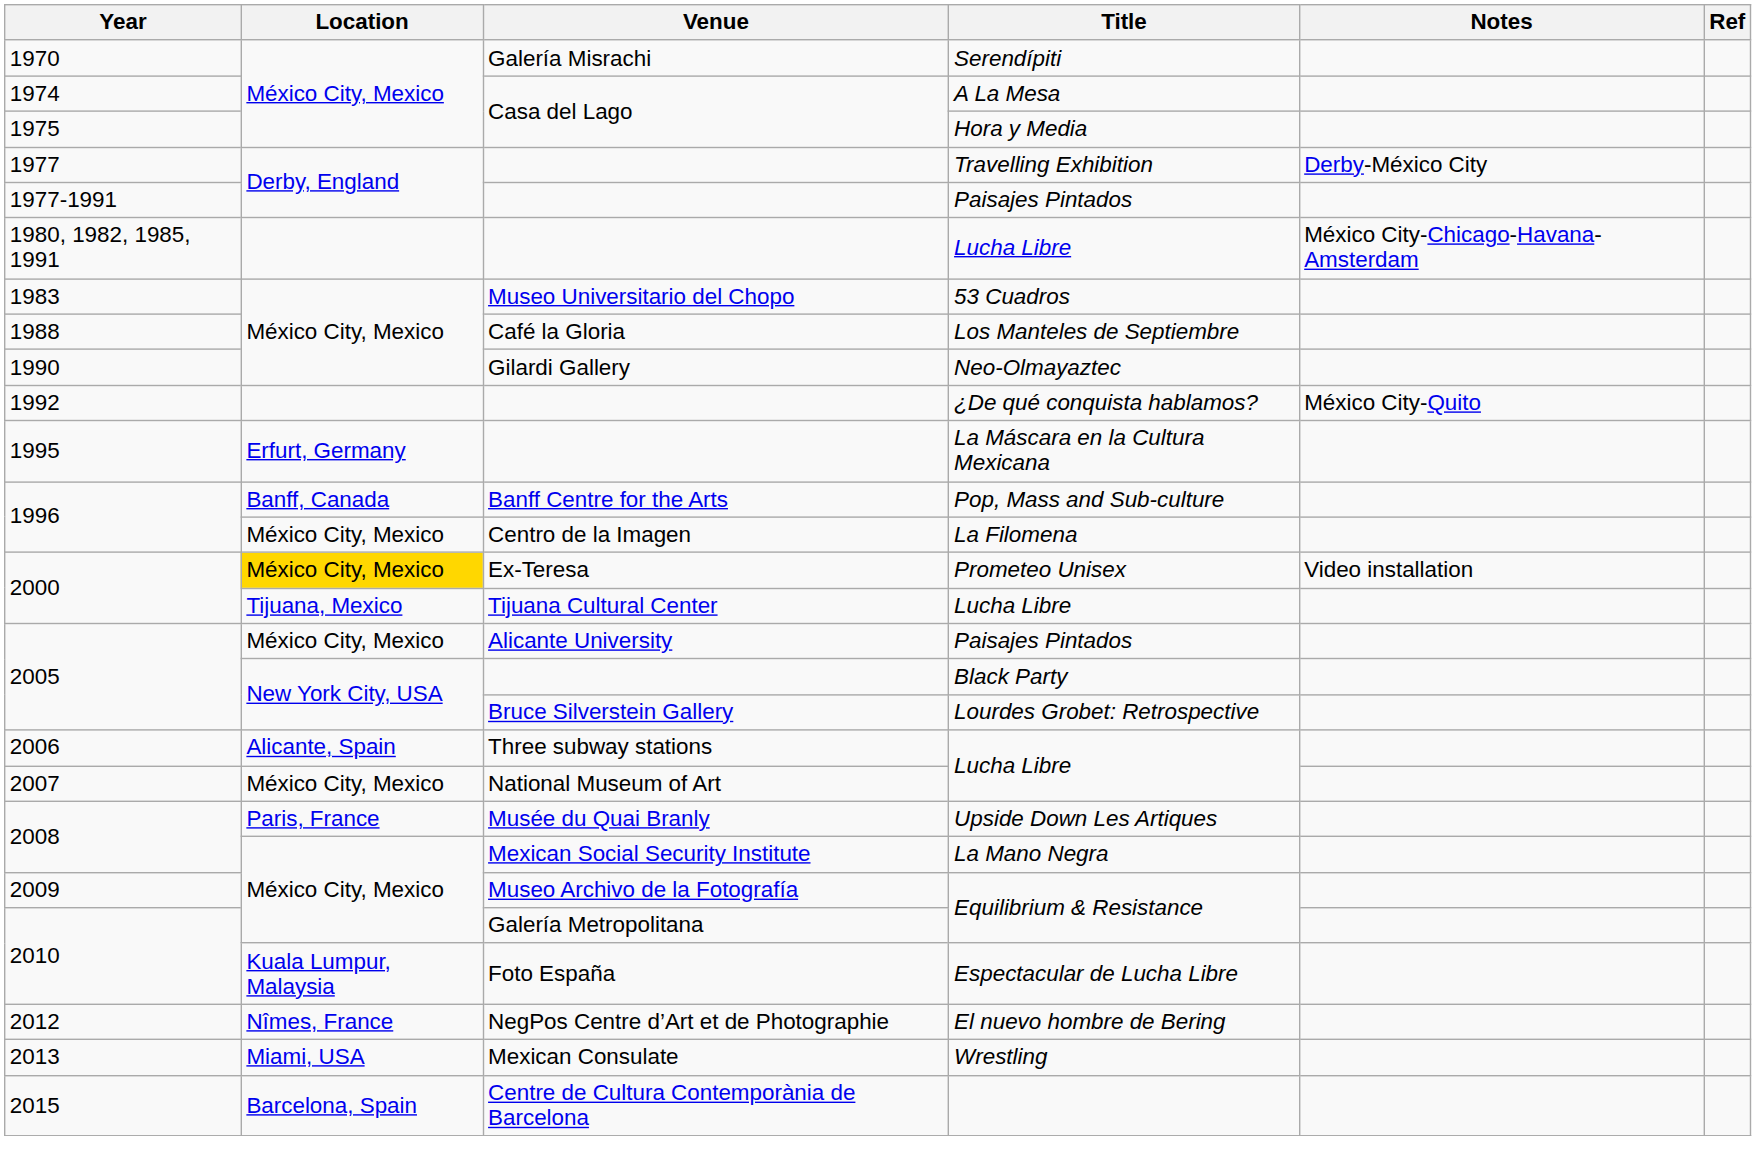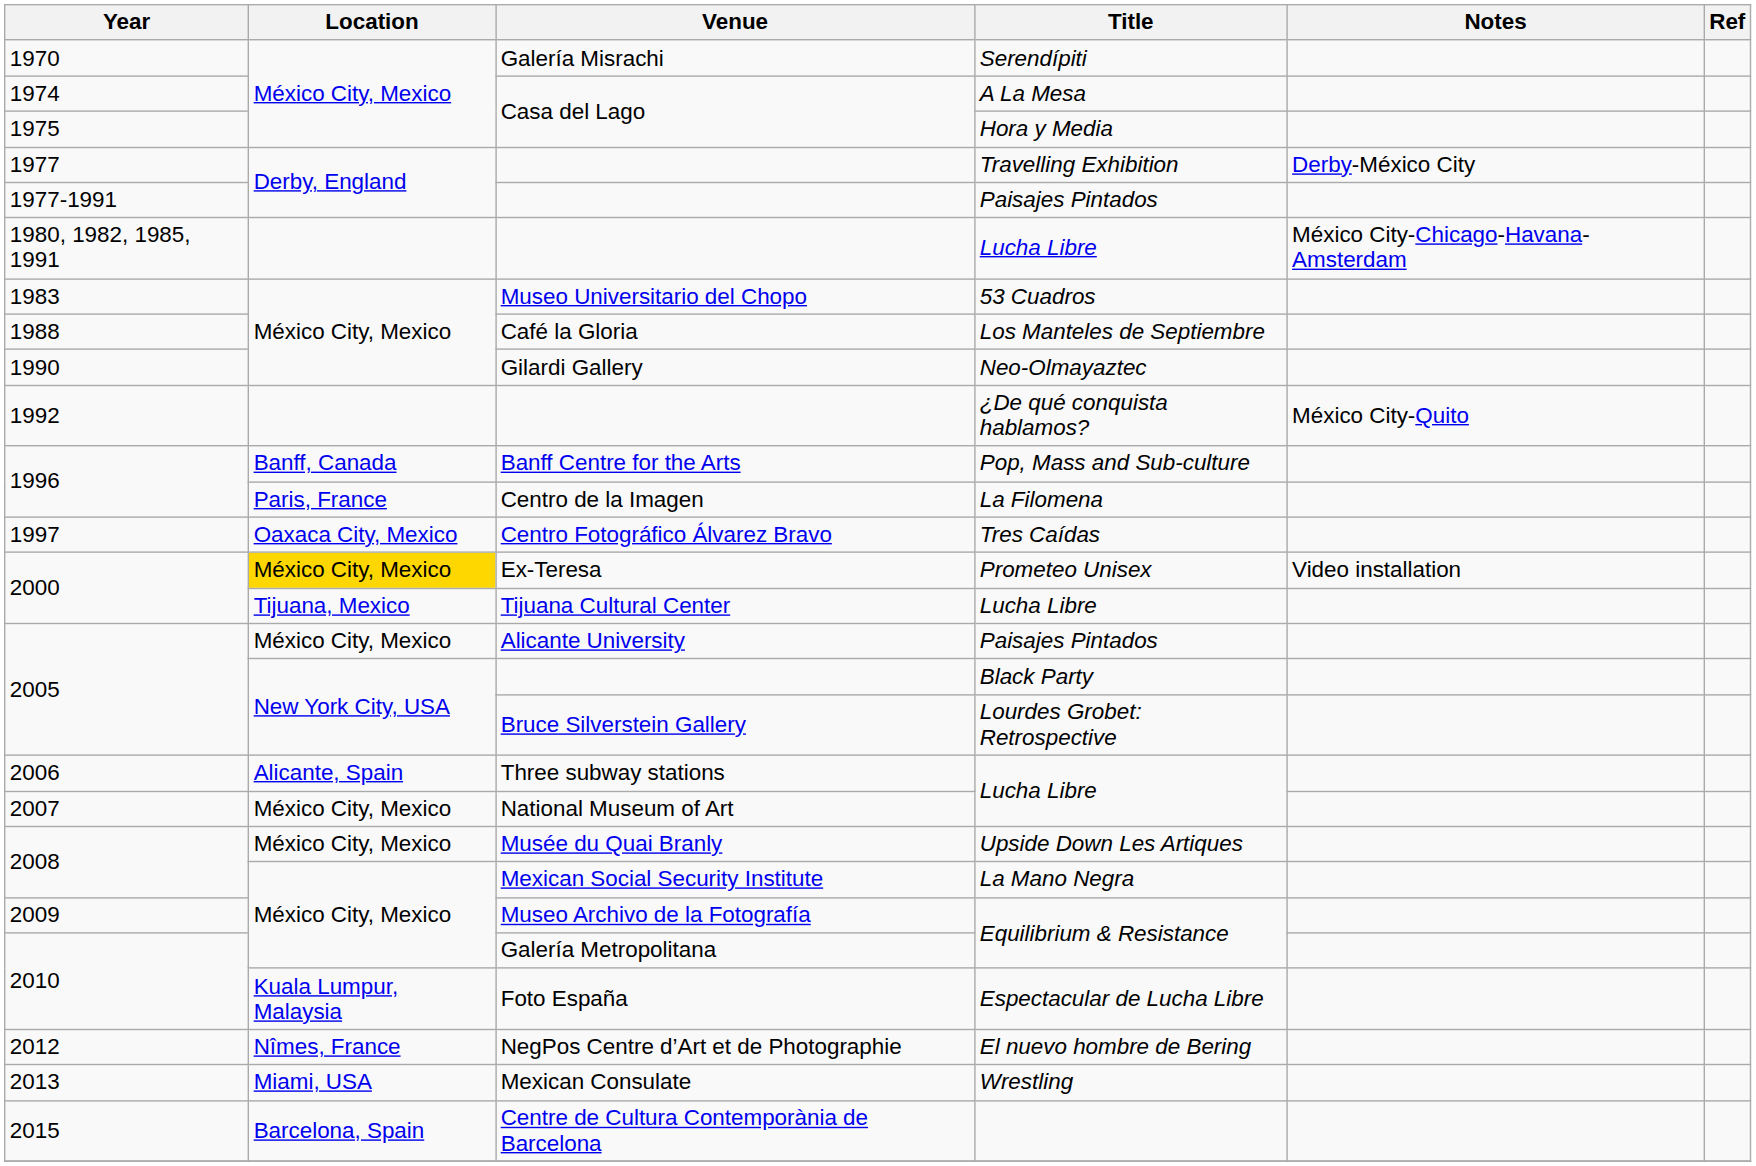- row: (35, 450)
(345, 534) México City, Mexico -> (320, 498) Paris, France
+ row: (35, 534)
(313, 818) Paris, France -> (352, 843) México City, Mexico
